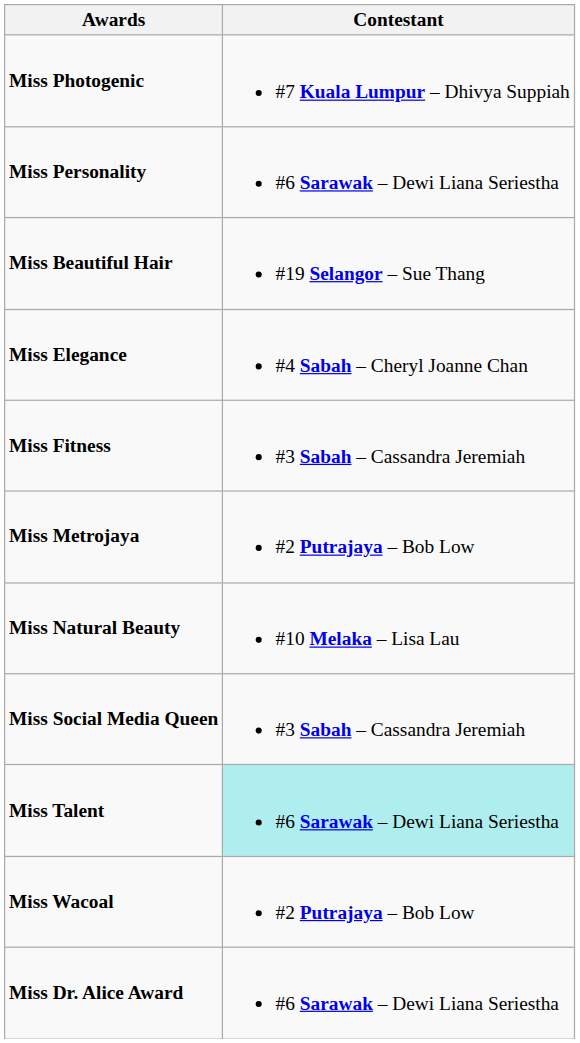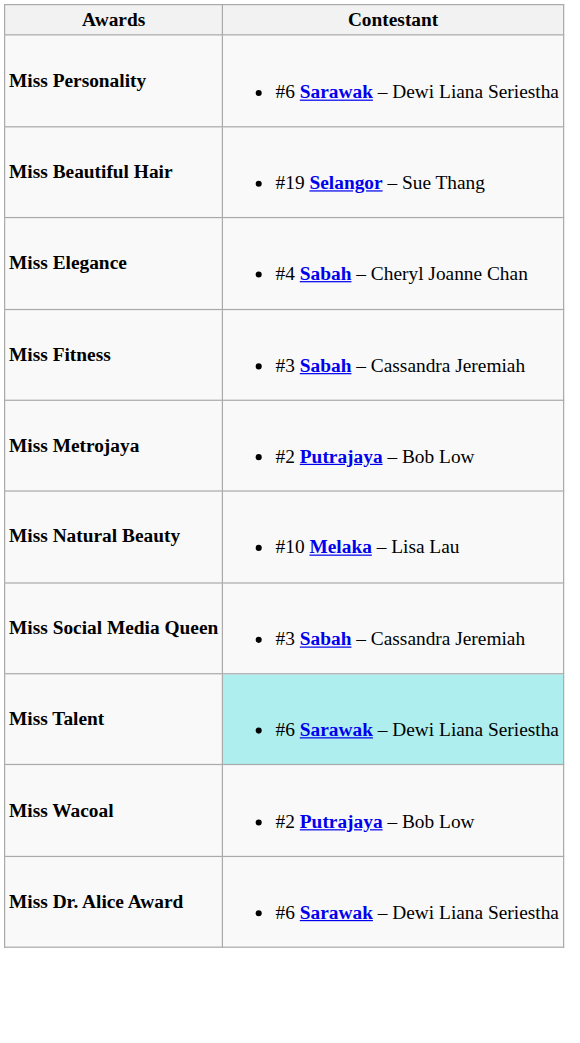- row: (77, 80)
